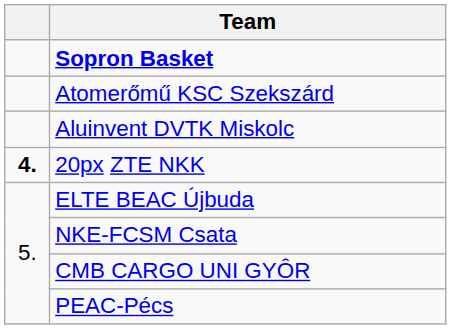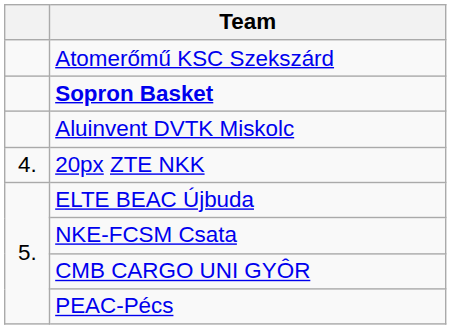rows swapped: (134, 57) <-> (195, 93)
(27, 164) bold -> (27, 164) normal
